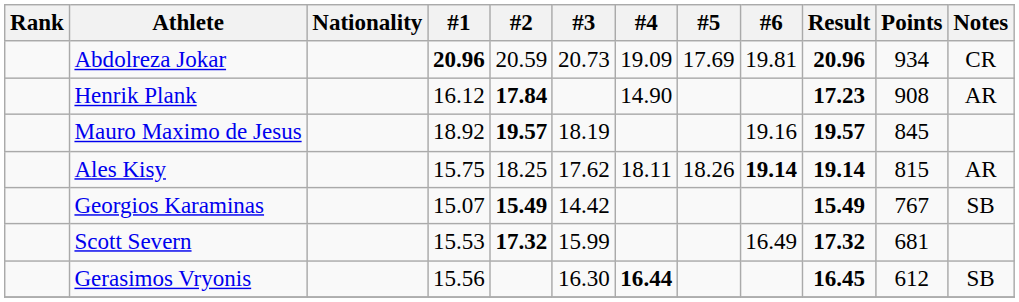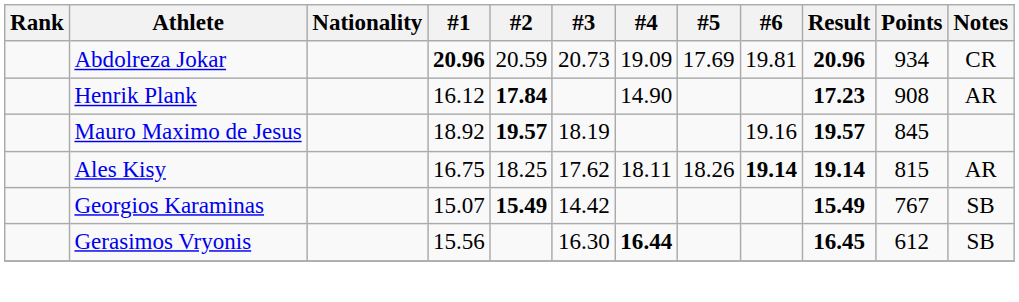(459, 168) 15.75 -> (459, 168) 16.75
- row: (133, 242)
